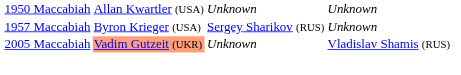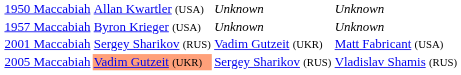(266, 26) Sergey Sharikov (RUS) -> (239, 26) Unknown
+ row: (47, 44)
(232, 44) Unknown -> (273, 62) Sergey Sharikov (RUS)
